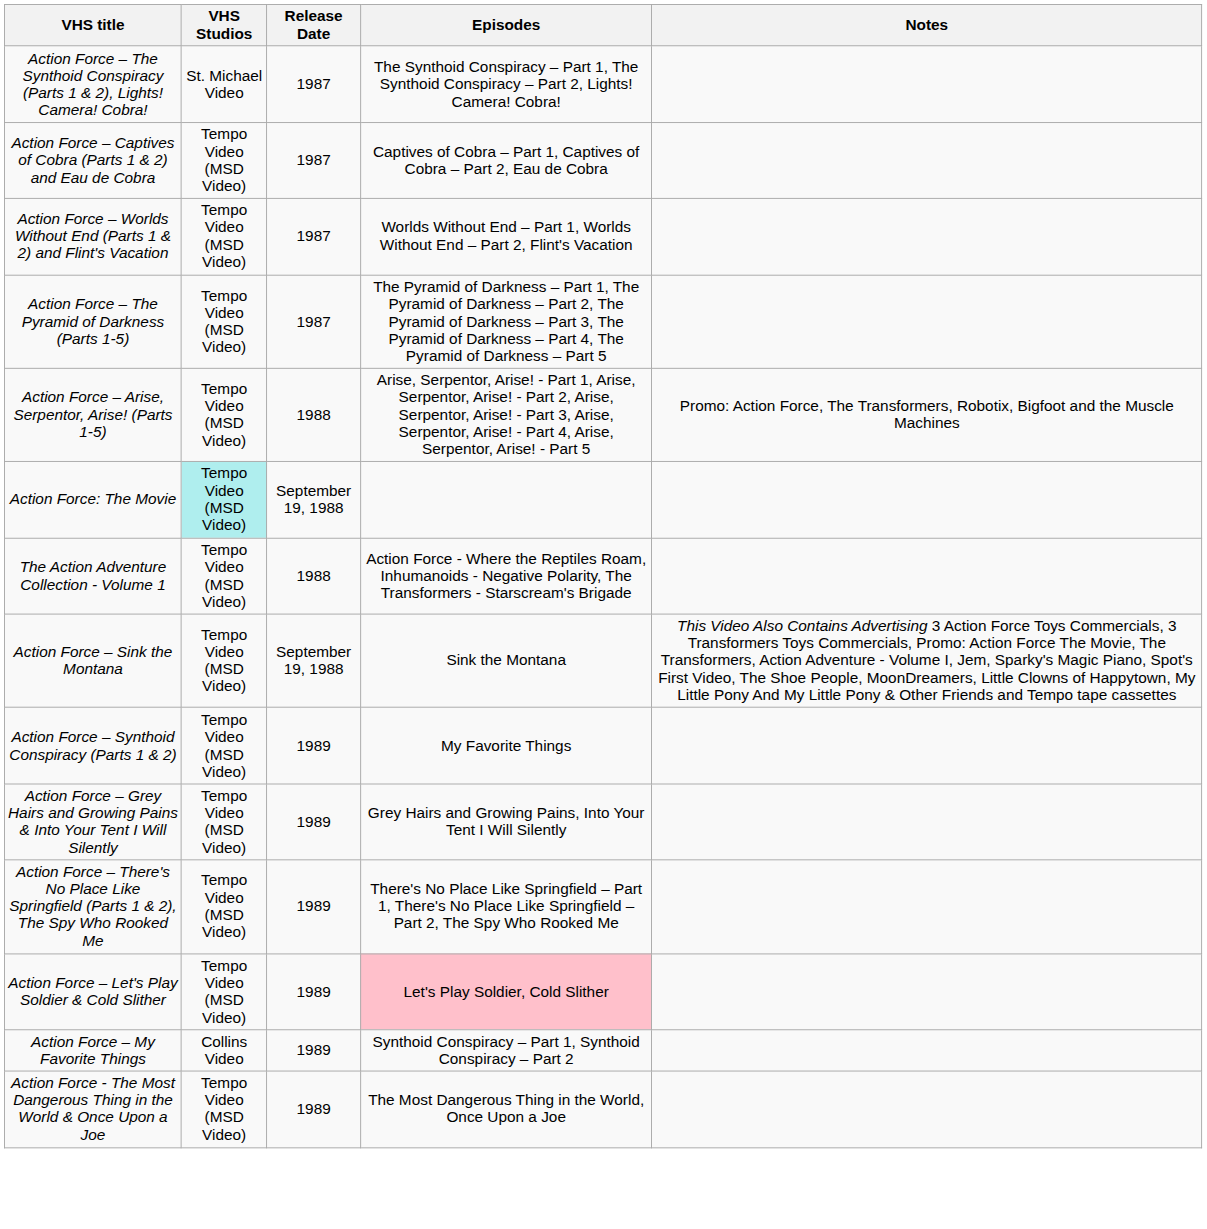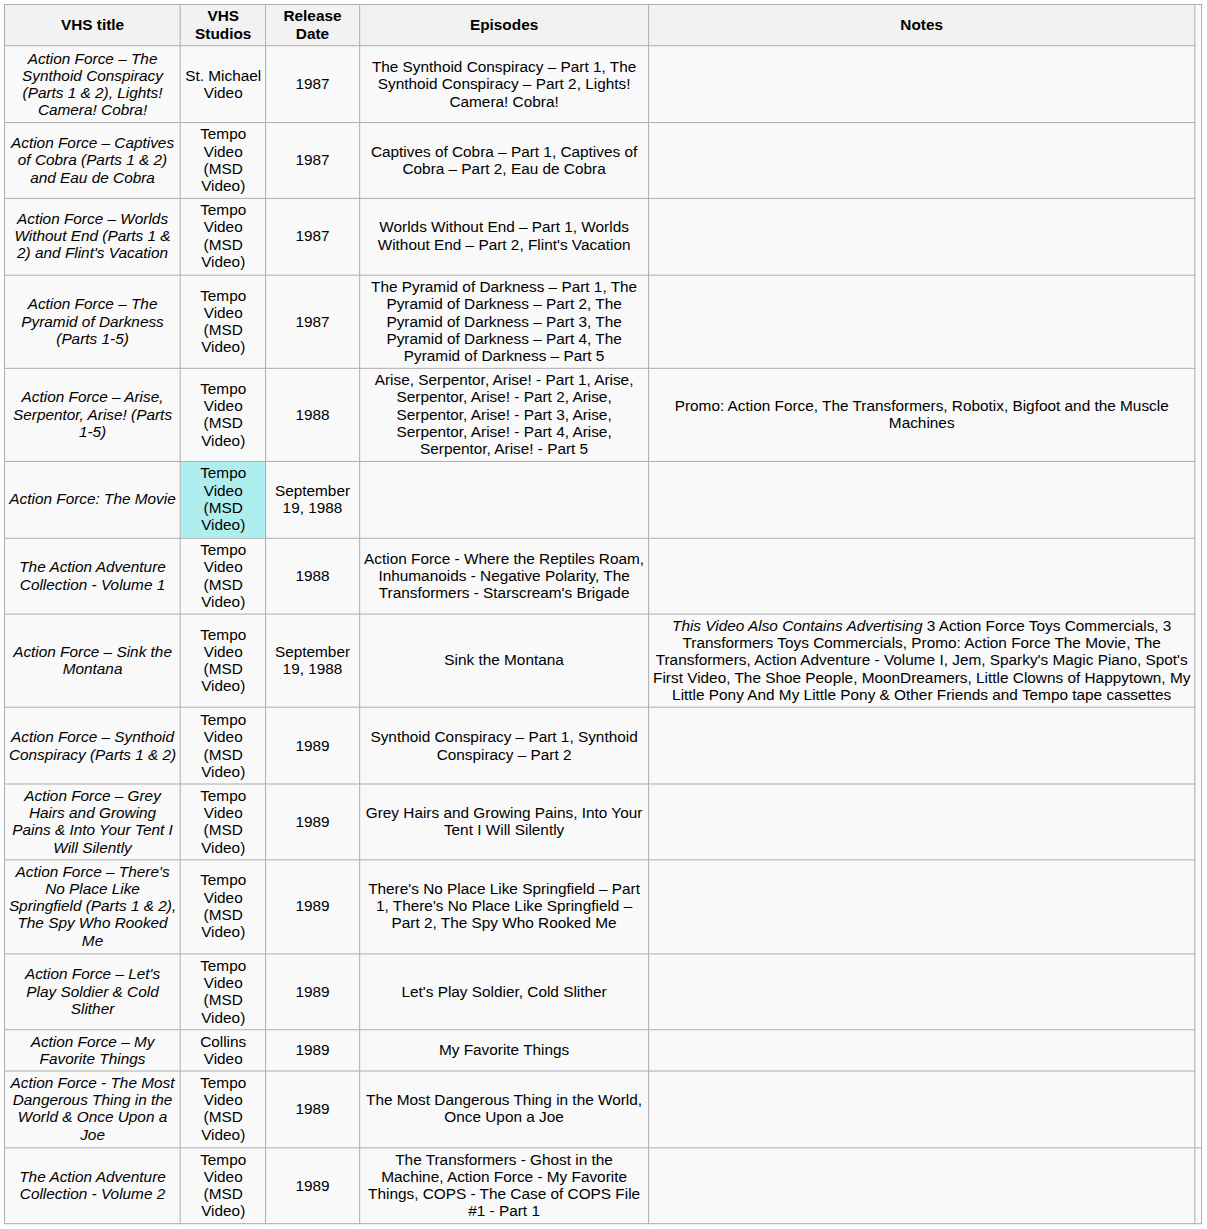(506, 745) My Favorite Things -> (504, 745) Synthoid Conspiracy – Part 1, Synthoid Conspiracy – Part 2
(506, 991) pink background -> (504, 991) no background
(506, 1050) Synthoid Conspiracy – Part 1, Synthoid Conspiracy – Part 2 -> (504, 1050) My Favorite Things
+ row: (93, 1185)
